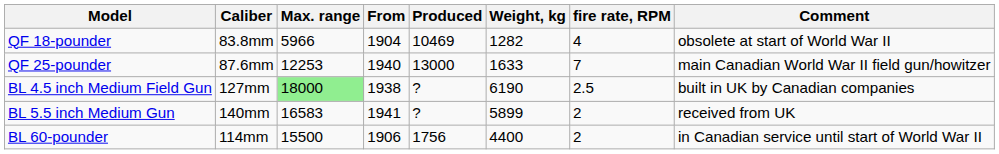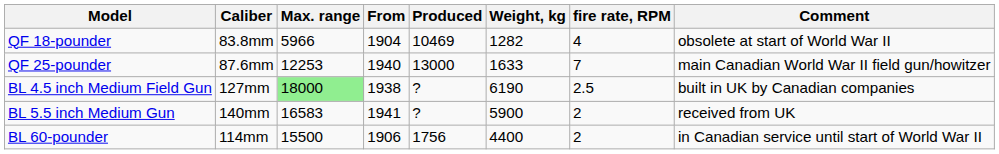(506, 112) 5899 -> (506, 112) 5900
